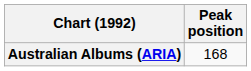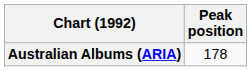(216, 54) 168 -> (216, 54) 178
